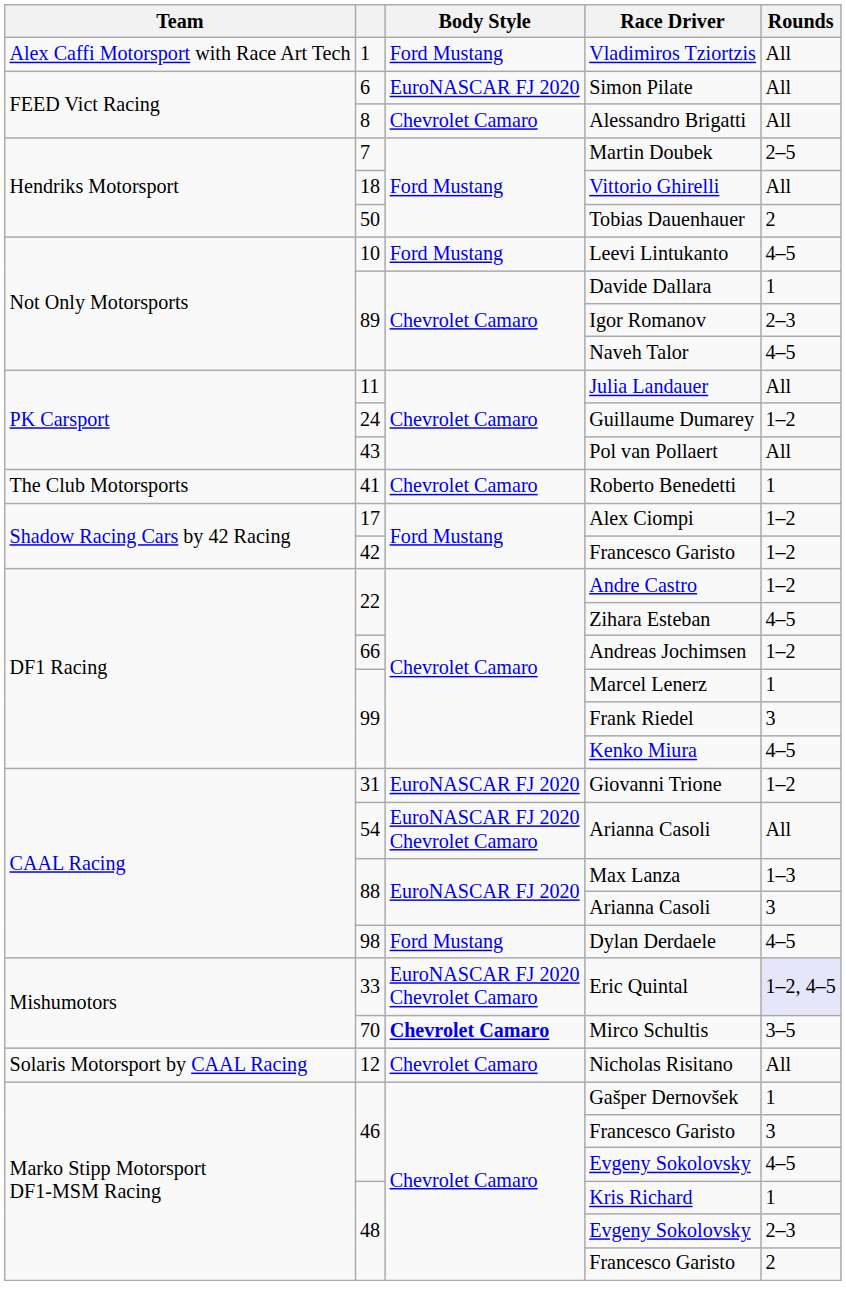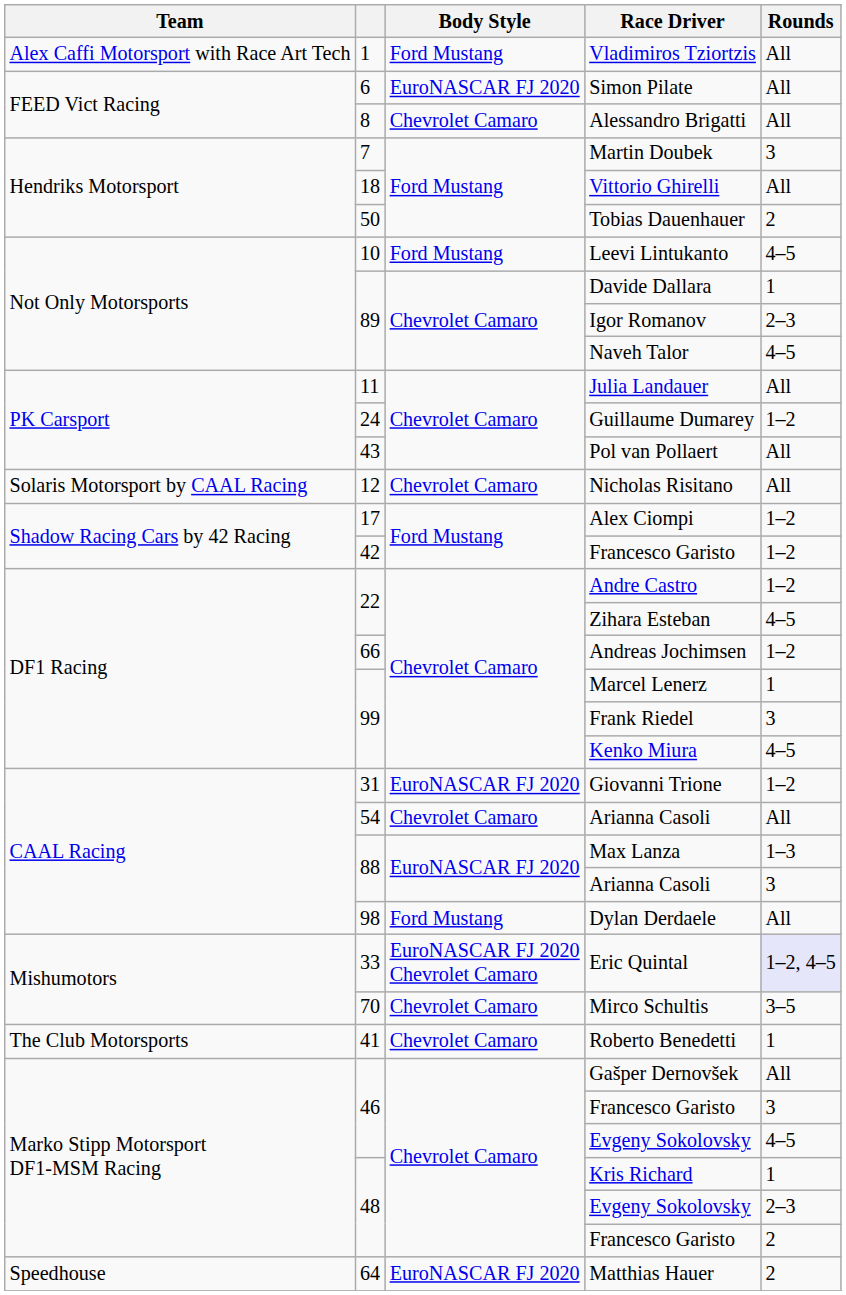(781, 153) 2–5 -> (770, 153) 3
rows swapped: (370, 1064) <-> (370, 485)
(485, 829) EuroNASCAR FJ 2020 Chevrolet Camaro -> (464, 817) Chevrolet Camaro
(781, 940) 4–5 -> (778, 917) All
(469, 1031) bold -> (464, 1007) normal
(770, 1097) 1 -> (778, 1073) All
+ row: (370, 1273)
